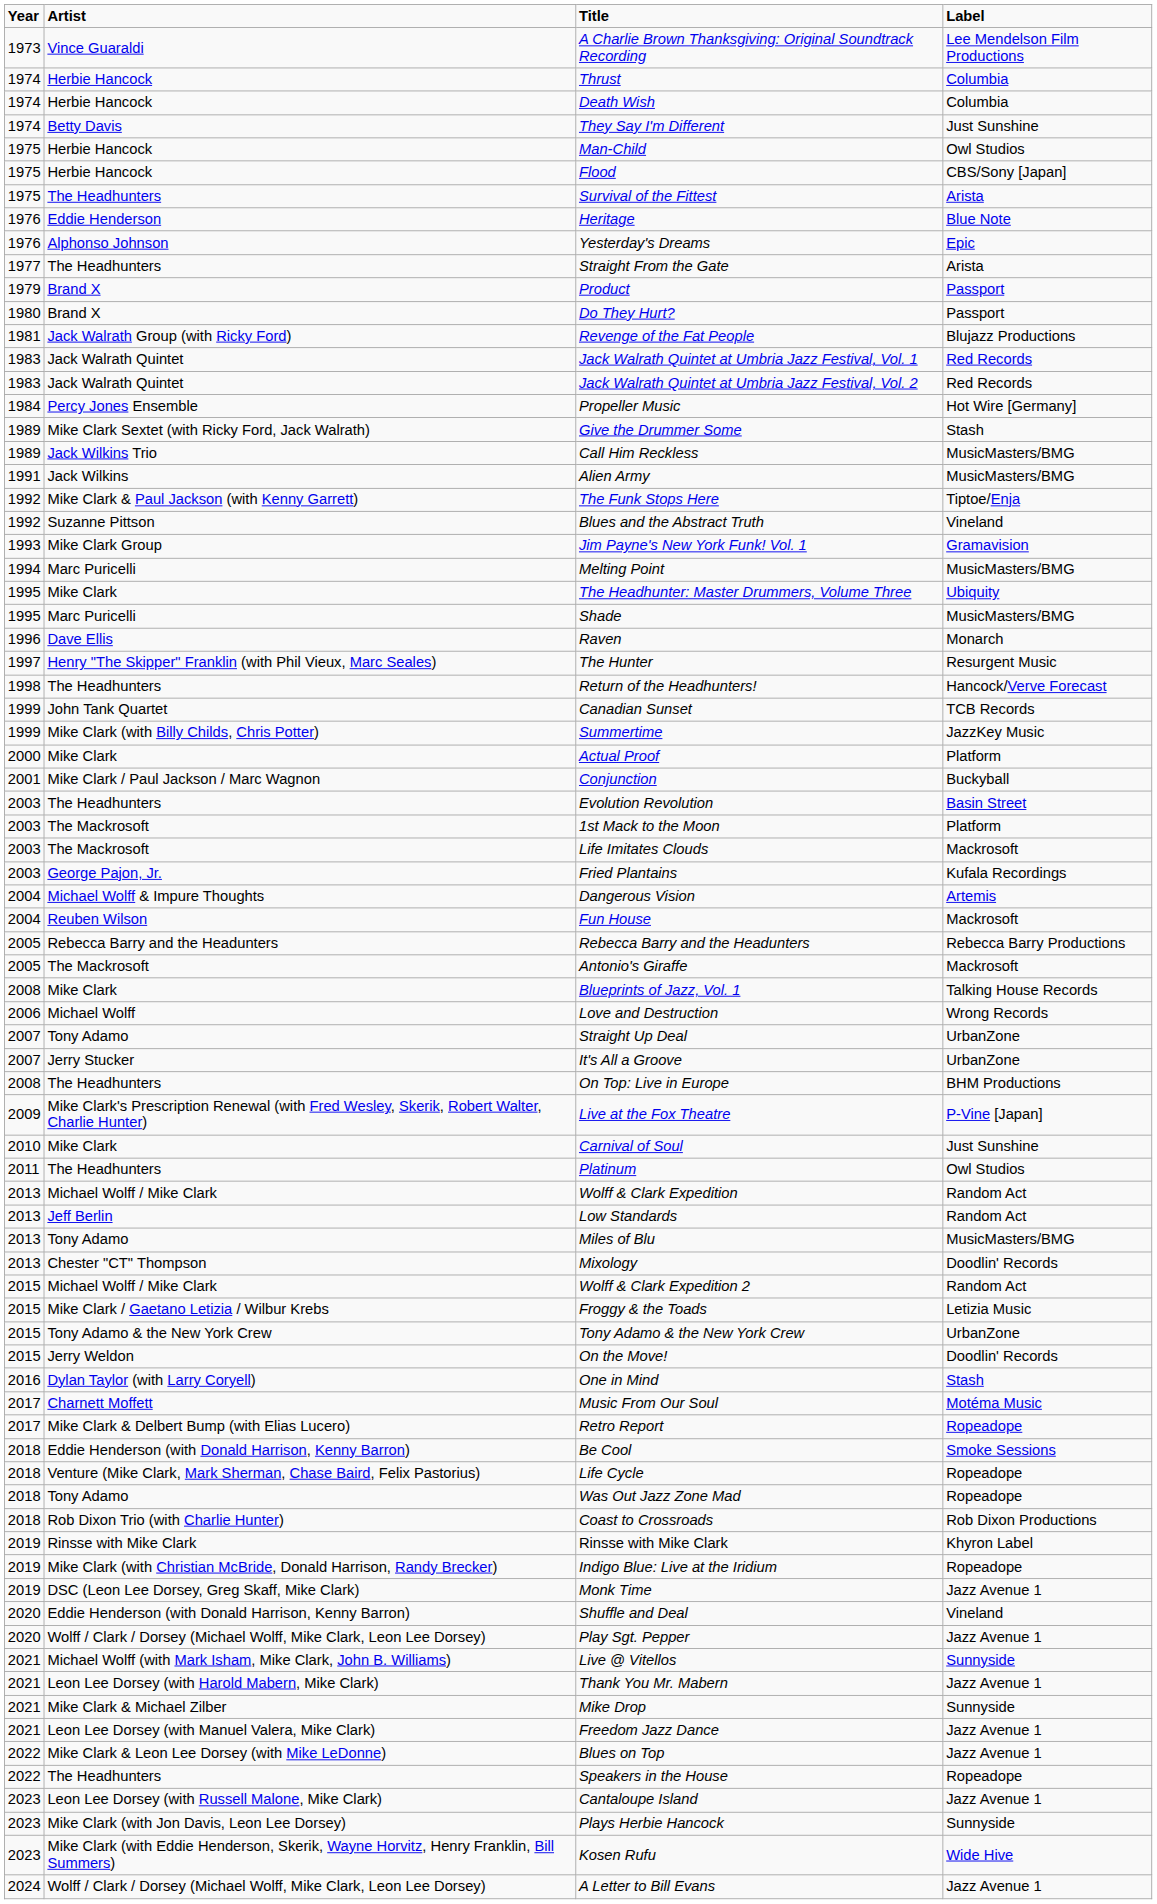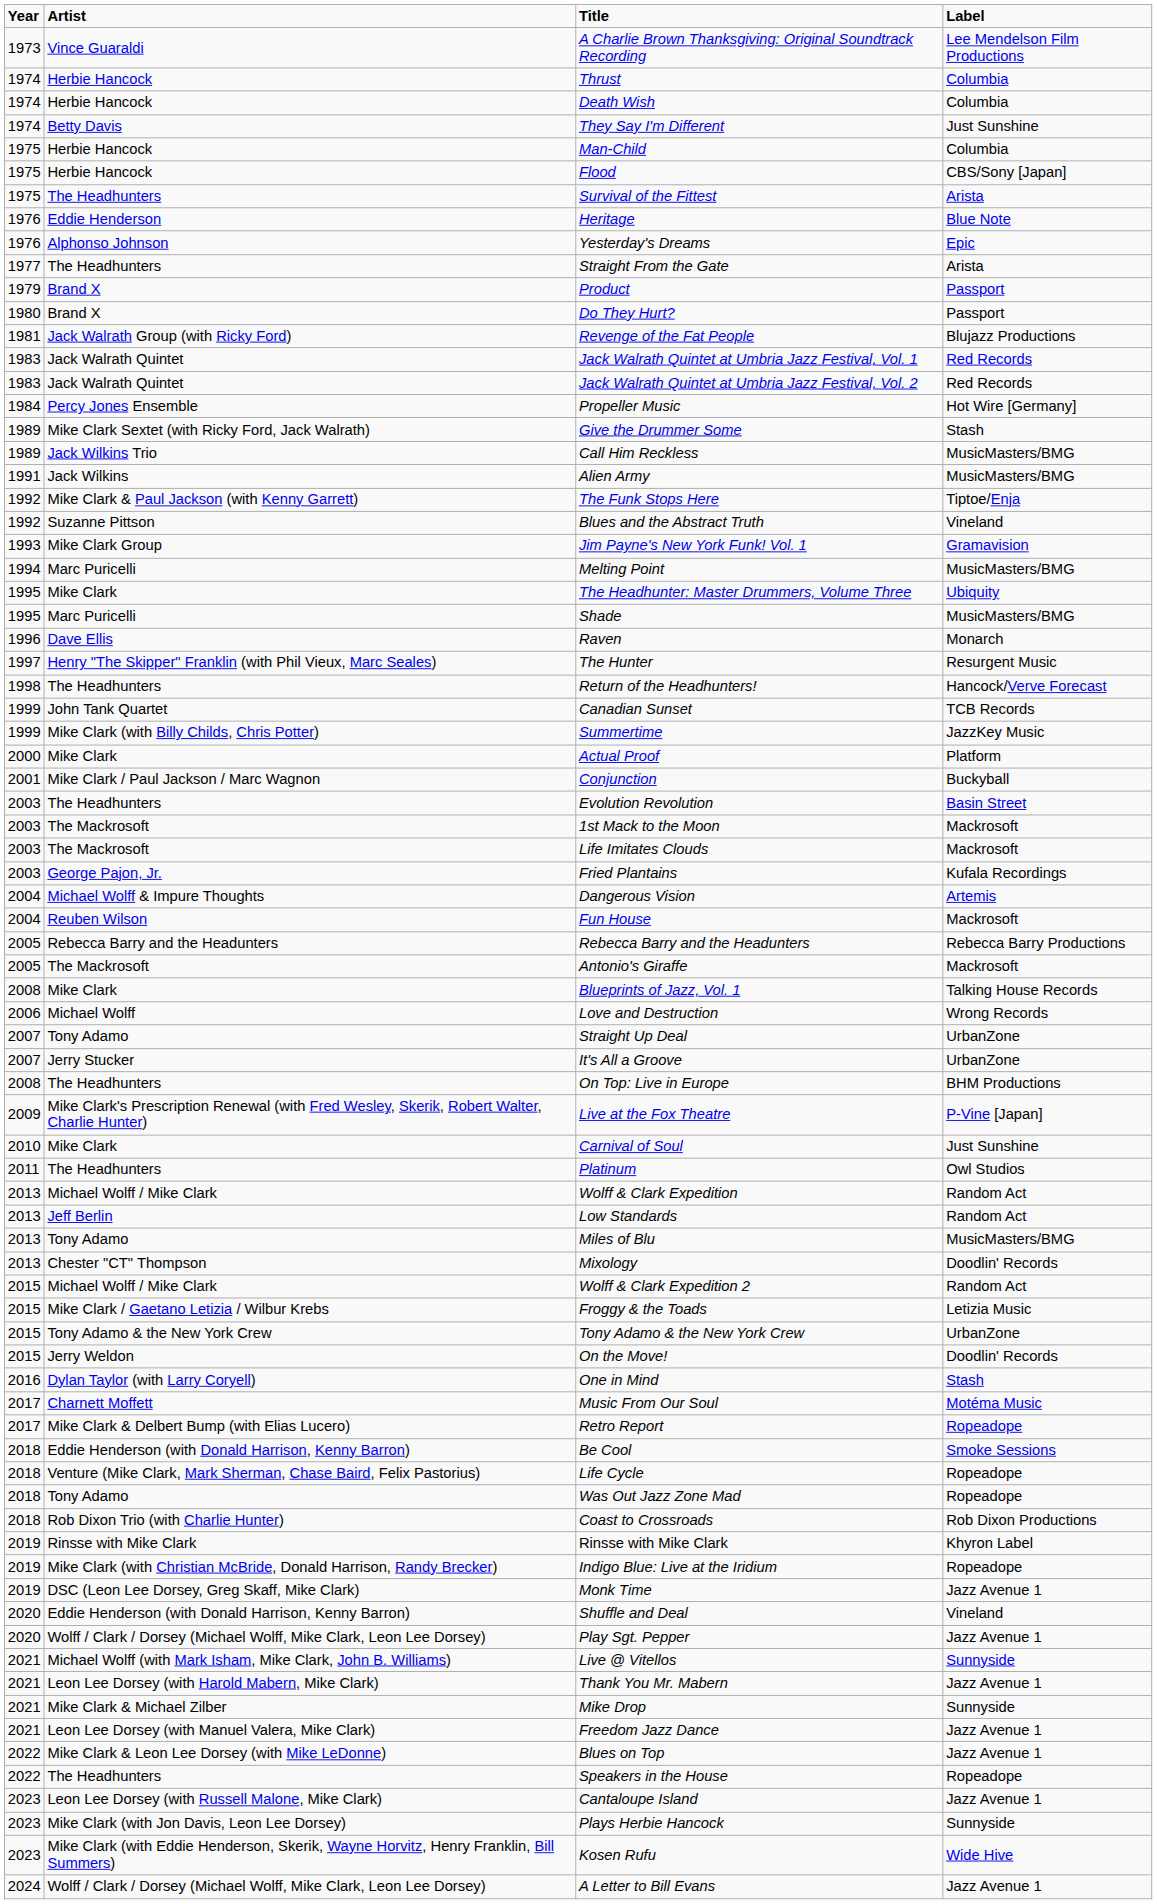(985, 149) Owl Studios -> (977, 149) Columbia
(974, 826) Platform -> (982, 826) Mackrosoft
